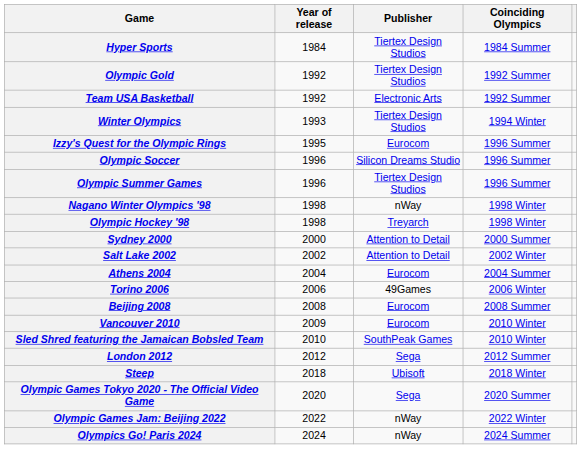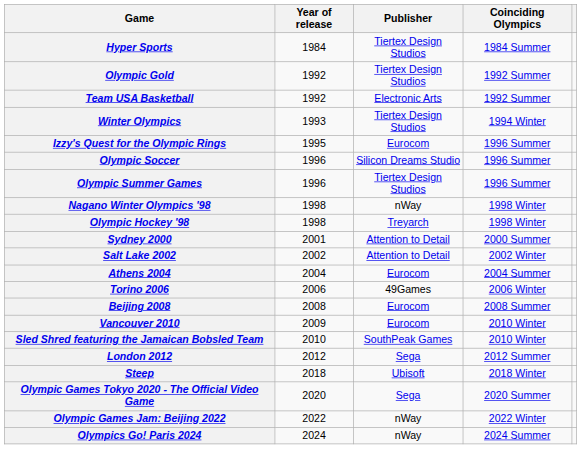(314, 239) 2000 -> (314, 239) 2001
